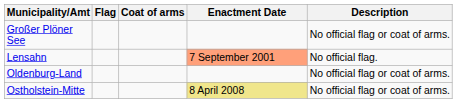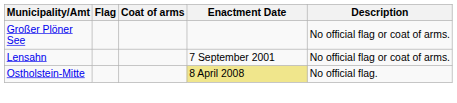(232, 57) lightsalmon background -> (232, 57) no background
(344, 57) No official flag. -> (380, 57) No official flag or coat of arms.
- row: (44, 73)
(380, 90) No official flag or coat of arms. -> (344, 73) No official flag.
